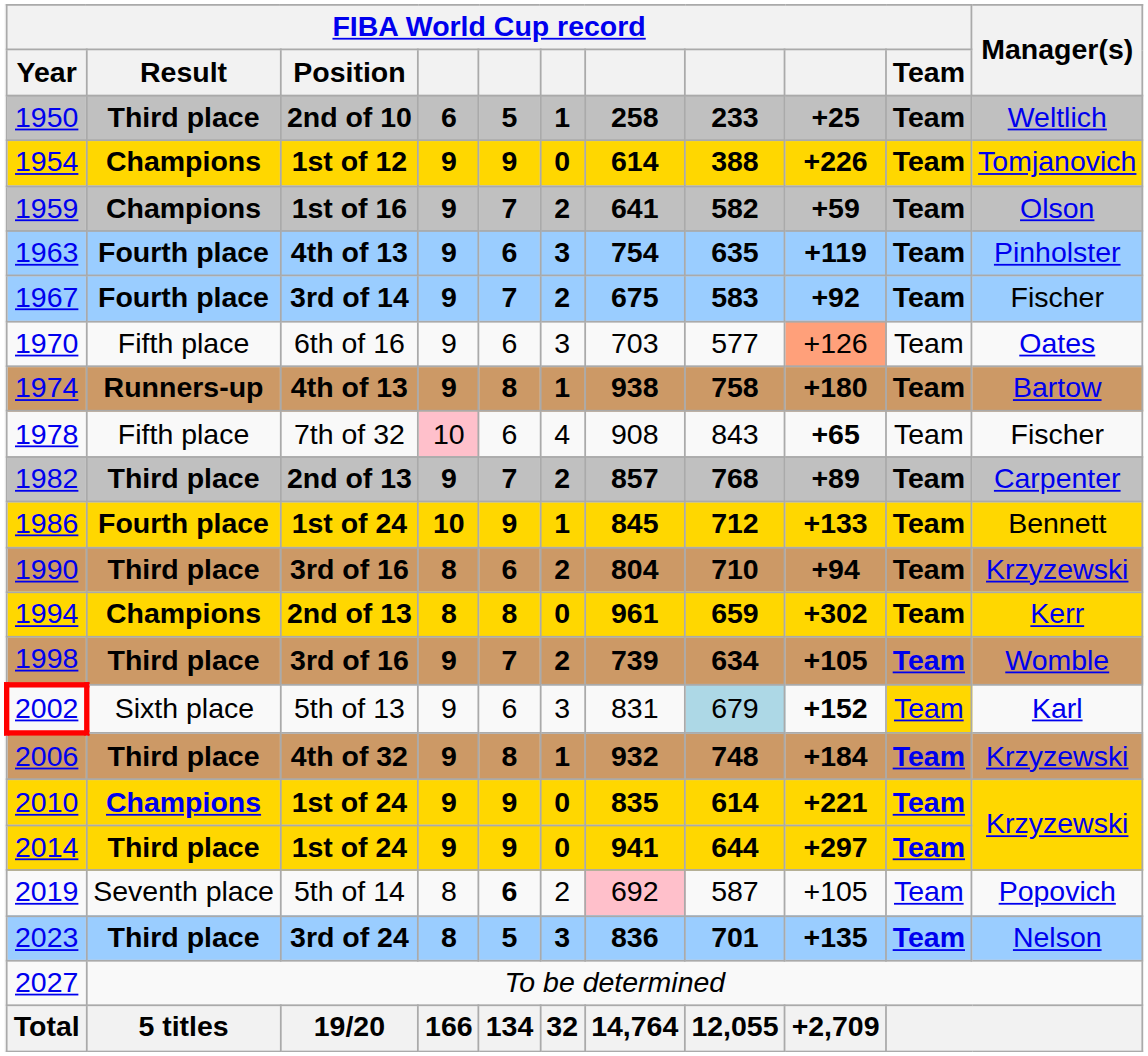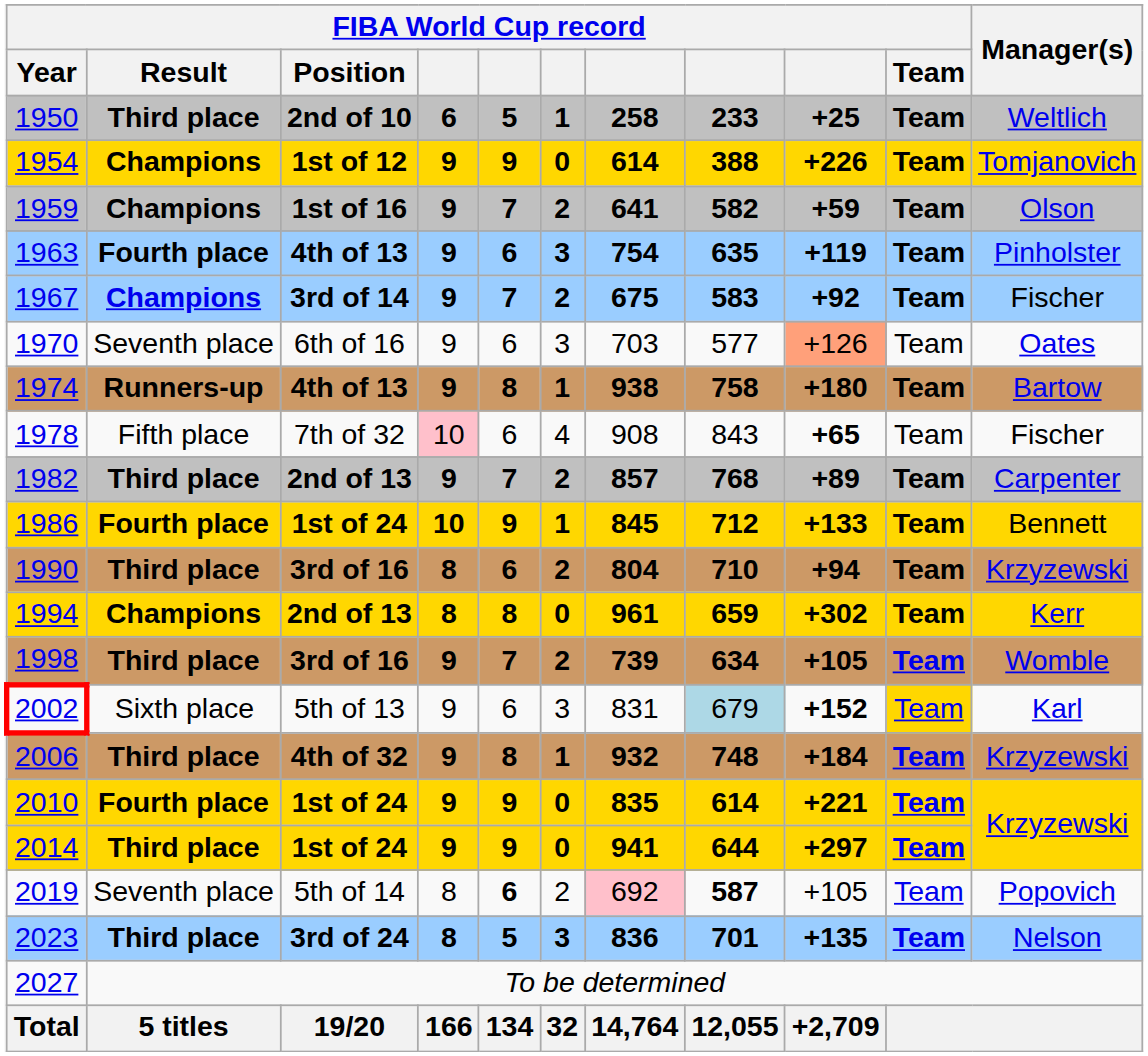(184, 298) Fourth place -> (184, 298) Champions
(184, 343) Fifth place -> (184, 343) Seventh place
(184, 802) Champions -> (184, 802) Fourth place
(735, 892) normal -> (735, 892) bold
